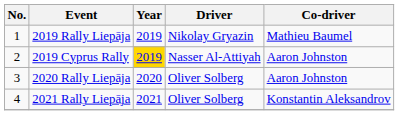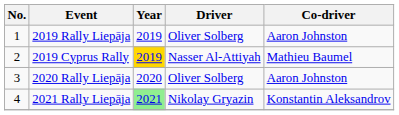(211, 35) Nikolay Gryazin -> (206, 35) Oliver Solberg
(309, 35) Mathieu Baumel -> (307, 35) Aaron Johnston
(307, 56) Aaron Johnston -> (309, 56) Mathieu Baumel
(149, 99) no background -> (149, 99) lightgreen background
(206, 99) Oliver Solberg -> (211, 99) Nikolay Gryazin
